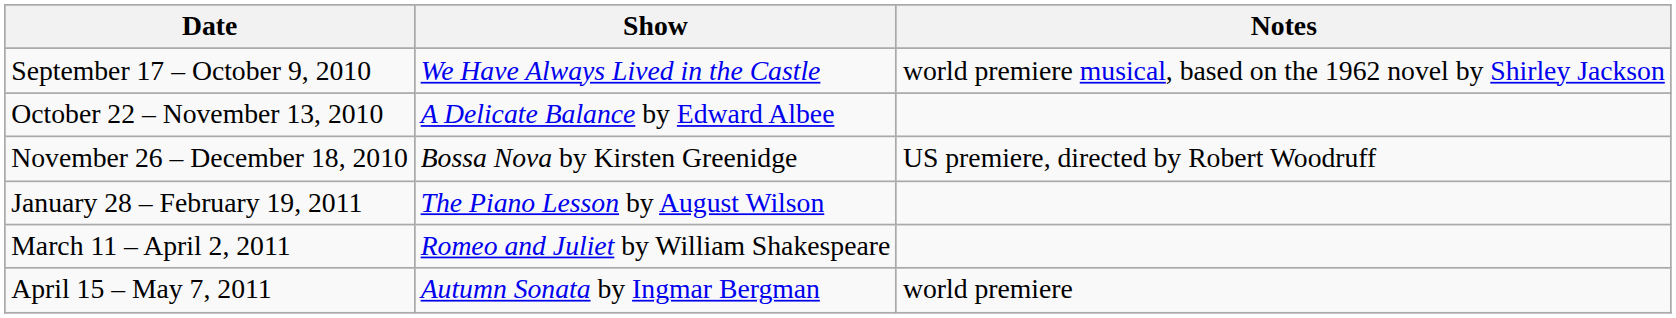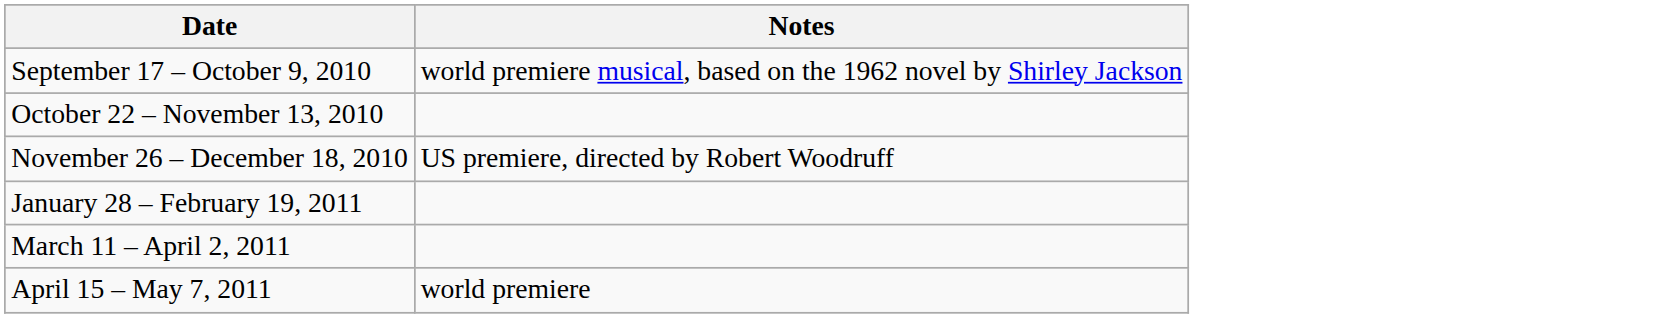- column: (655, 26)
